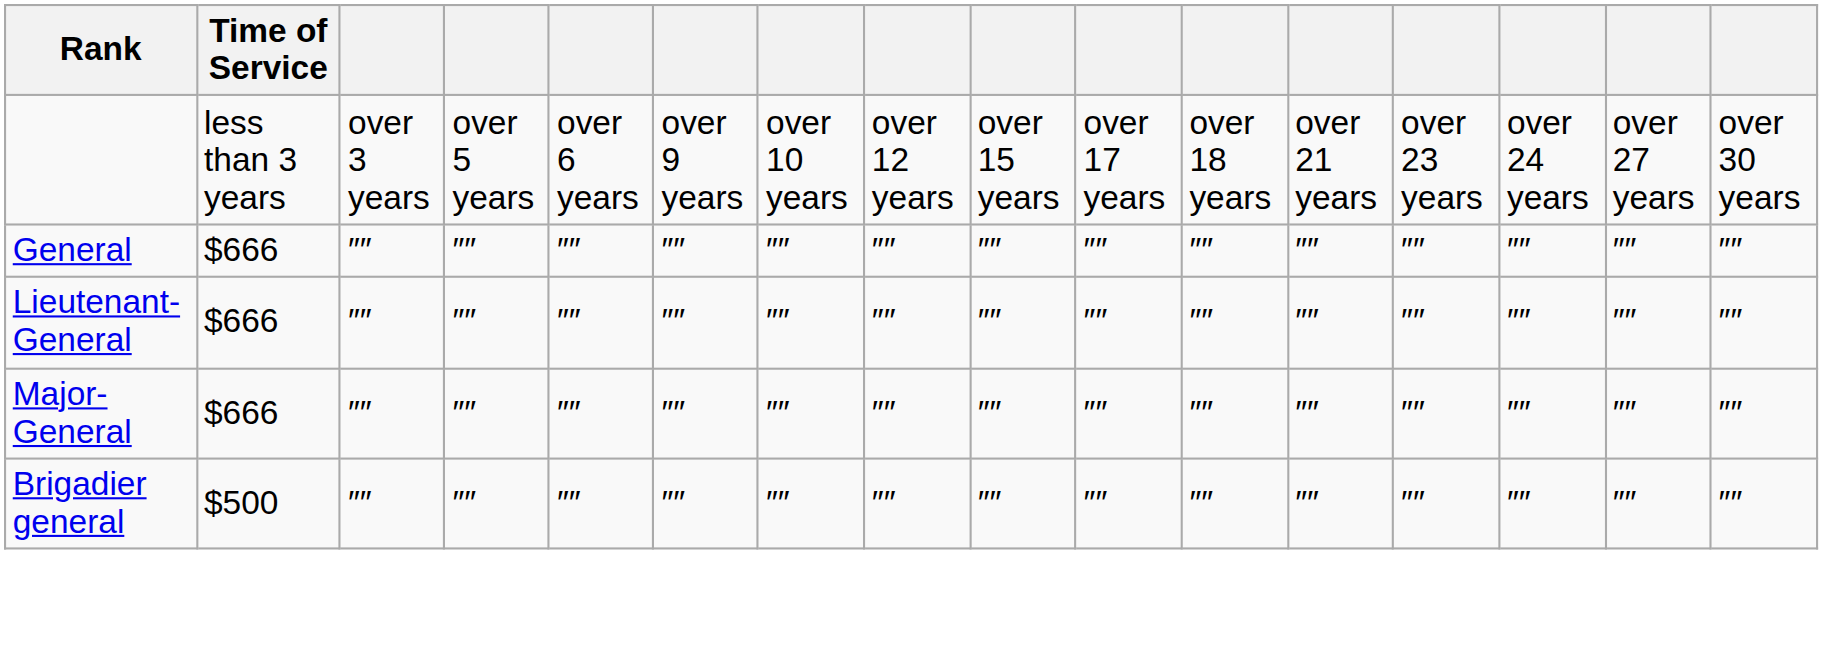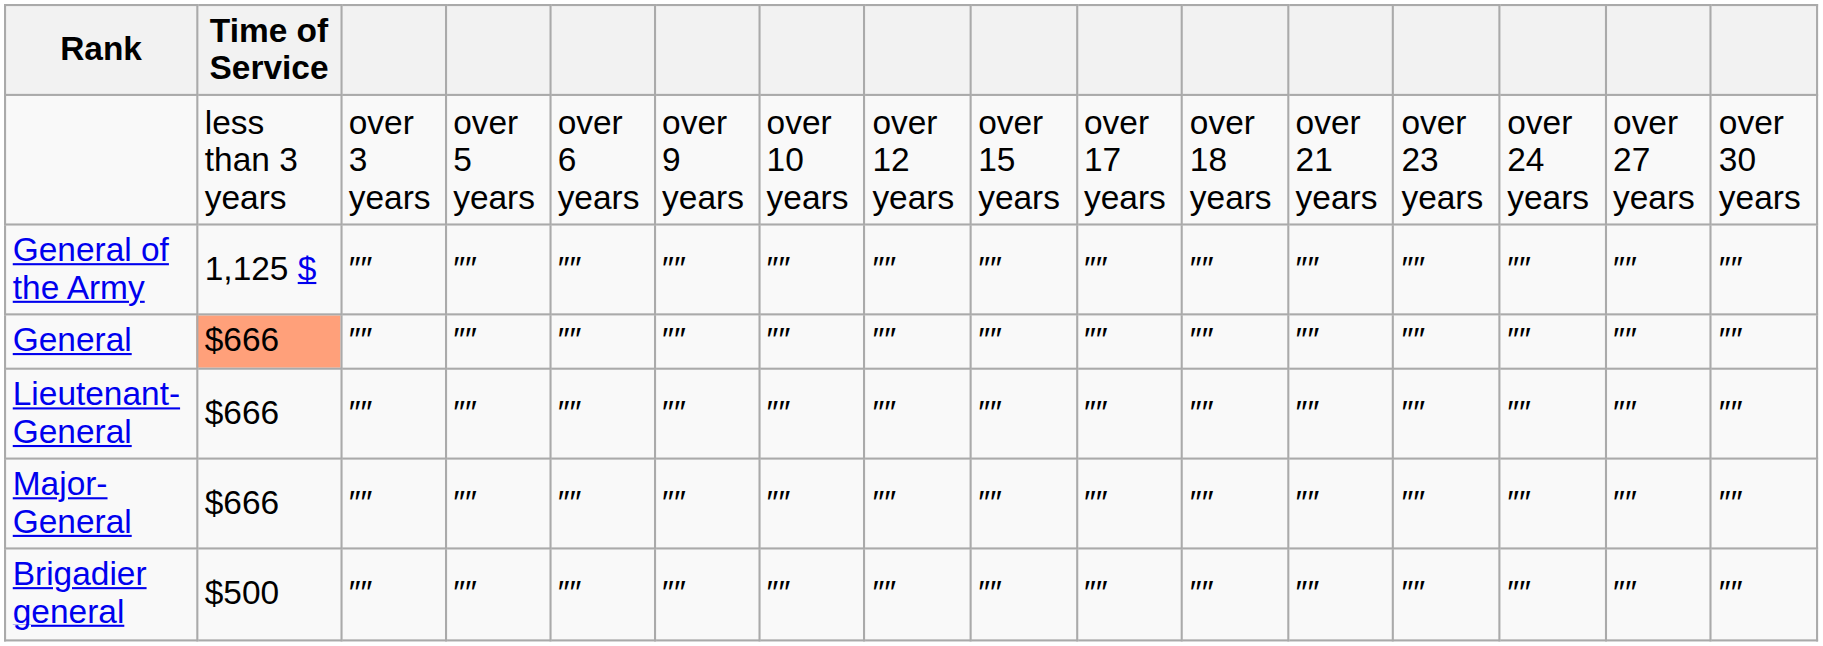+ row: (91, 268)
(241, 249) no background -> (242, 340) lightsalmon background
